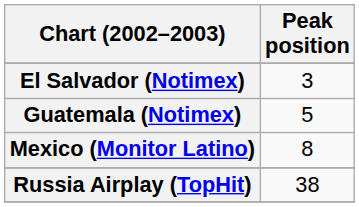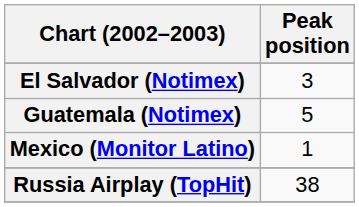(307, 149) 8 -> (307, 149) 1
